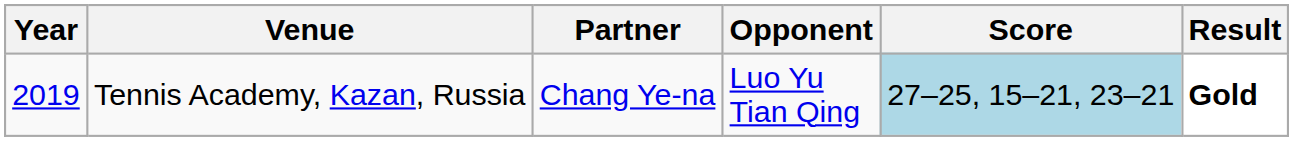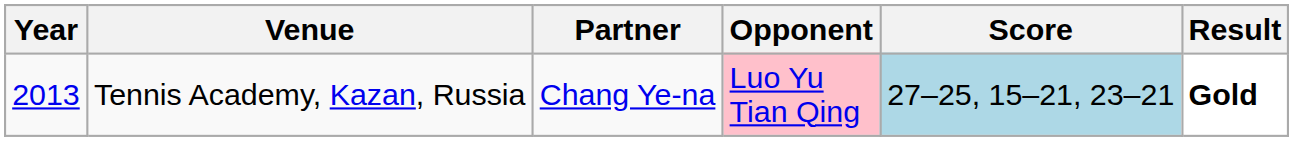(46, 94) 2019 -> (46, 94) 2013
(795, 94) no background -> (795, 94) pink background
